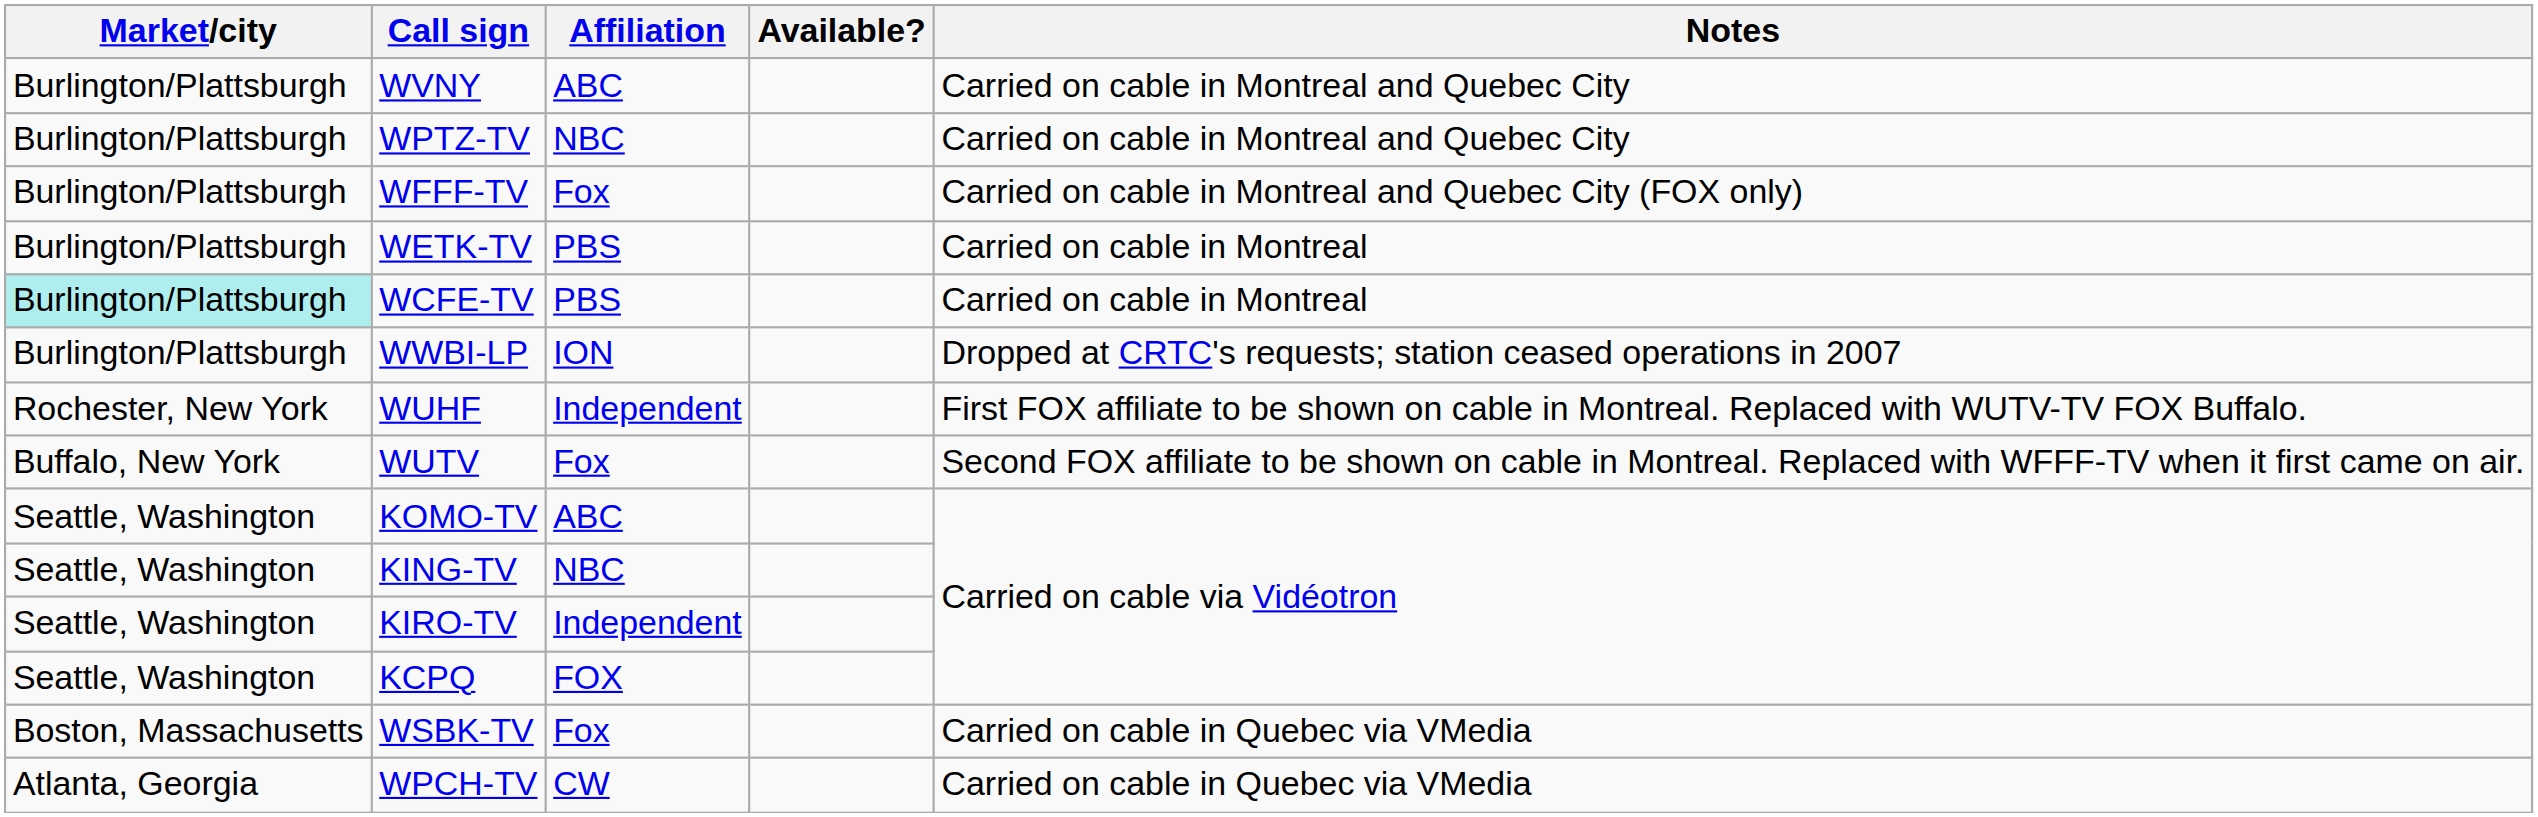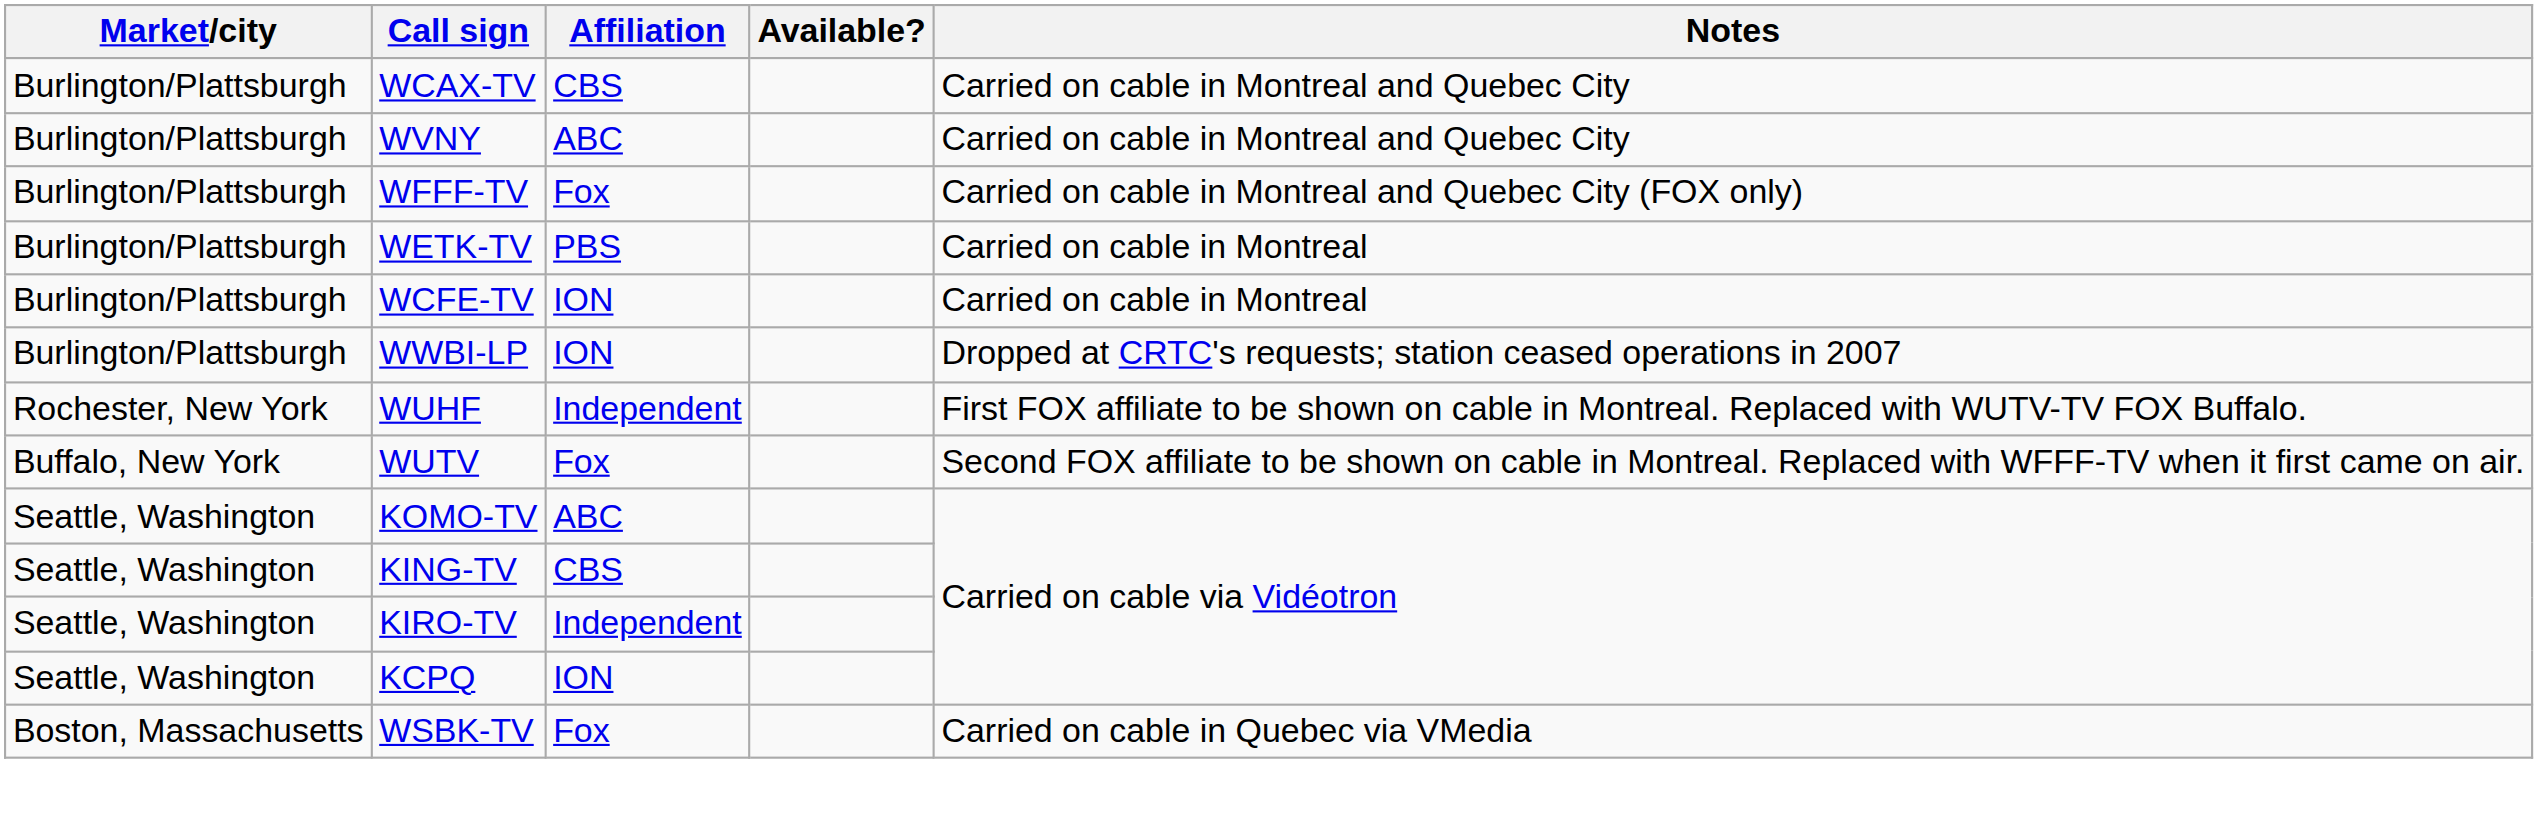+ row: (457, 85)
- row: (455, 138)
(180, 300) paleturquoise background -> (180, 300) no background
(587, 300) PBS -> (583, 300) ION
(589, 569) NBC -> (588, 569) CBS
(588, 676) FOX -> (583, 676) ION
- row: (458, 784)
